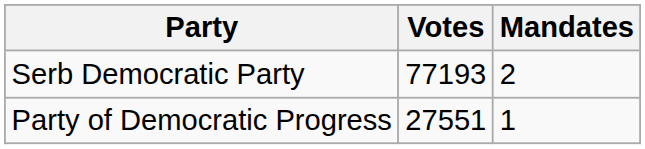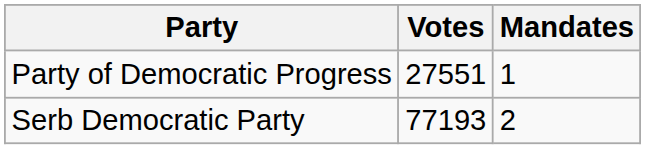rows swapped: (158, 73) <-> (202, 119)
